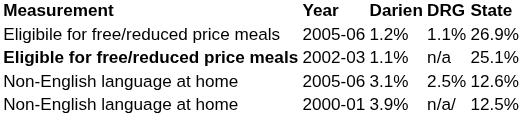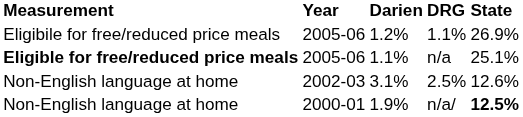(334, 57) 2002-03 -> (334, 57) 2005-06
(334, 81) 2005-06 -> (334, 81) 2002-03
(389, 104) 3.9% -> (389, 104) 1.9%
(495, 104) normal -> (495, 104) bold
